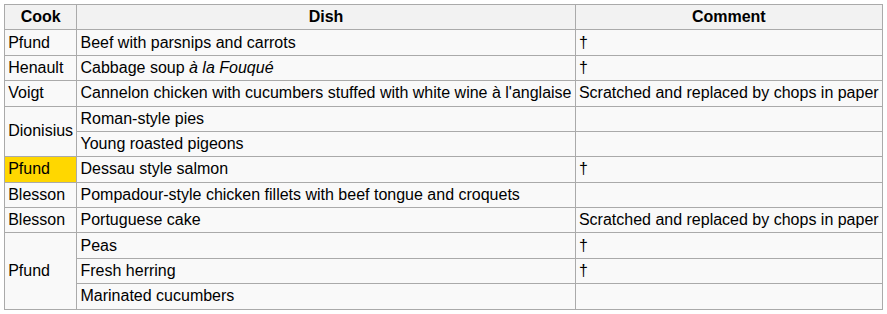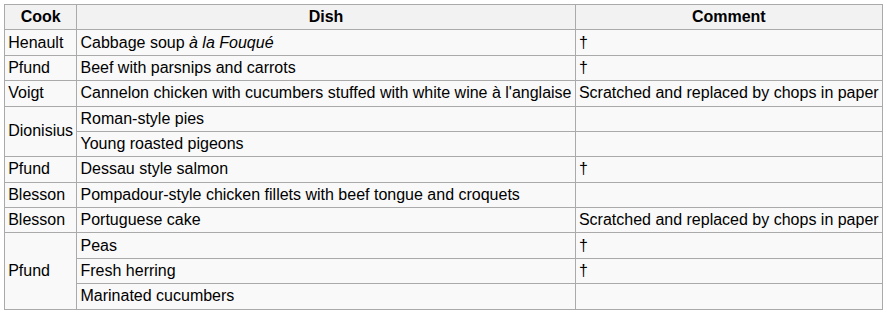rows swapped: (177, 67) <-> (188, 42)
(29, 169) gold background -> (29, 169) no background
